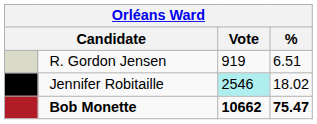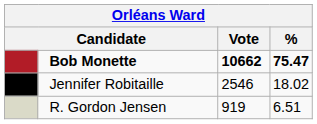rows swapped: (89, 107) <-> (104, 61)
(237, 84) paleturquoise background -> (237, 84) no background
